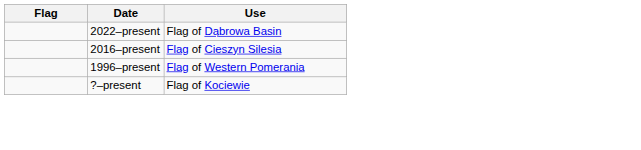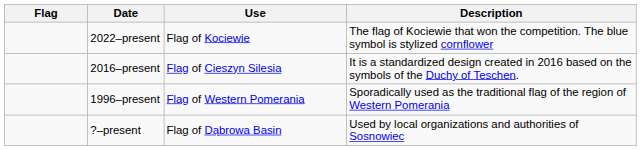+ column: (491, 13)
(224, 31) Flag of Dąbrowa Basin -> (208, 37) Flag of Kociewie
(208, 85) Flag of Kociewie -> (224, 130) Flag of Dąbrowa Basin
